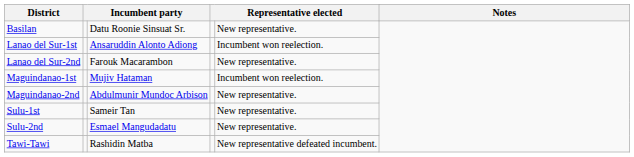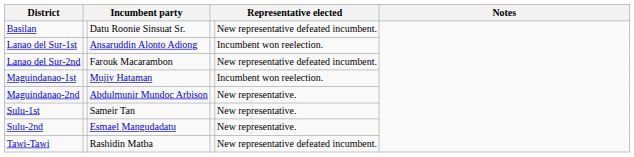(257, 29) New representative. -> (297, 29) New representative defeated incumbent.
(257, 62) New representative. -> (297, 62) New representative defeated incumbent.
